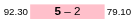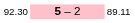(119, 12) 79.10 -> (119, 12) 89.11
